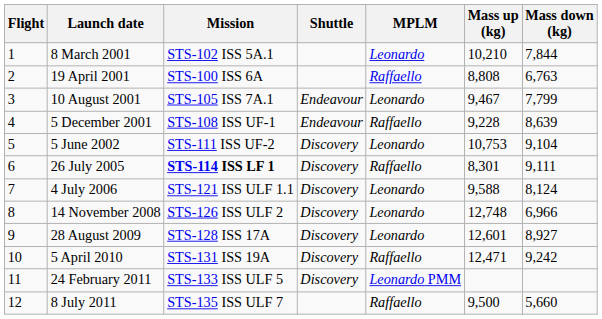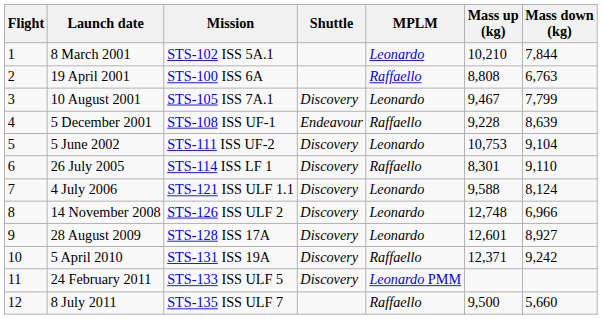(332, 99) Endeavour -> (329, 99) Discovery
(221, 167) bold -> (220, 167) normal
(541, 167) 9,111 -> (541, 167) 9,110
(487, 257) 12,471 -> (487, 257) 12,371
